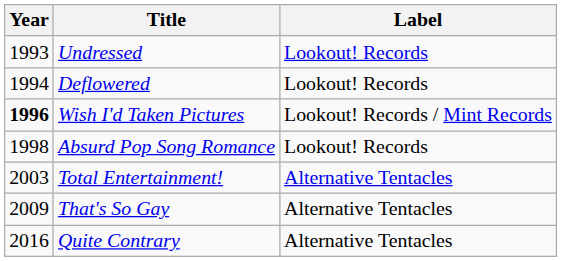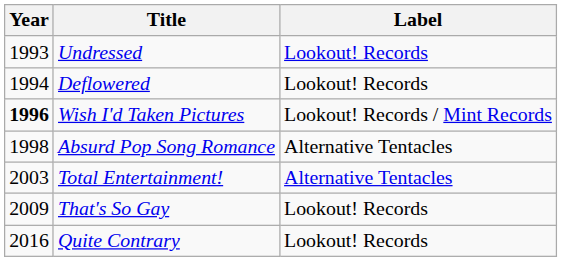(356, 146) Lookout! Records -> (368, 146) Alternative Tentacles
(368, 209) Alternative Tentacles -> (356, 209) Lookout! Records
(368, 240) Alternative Tentacles -> (356, 240) Lookout! Records
